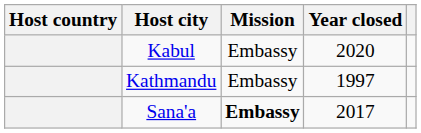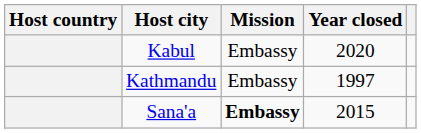(355, 111) 2017 -> (355, 111) 2015
